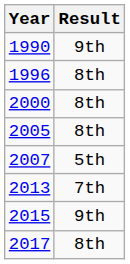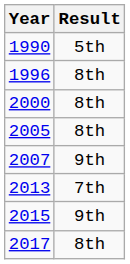(90, 47) 9th -> (90, 47) 5th
(90, 160) 5th -> (90, 160) 9th
